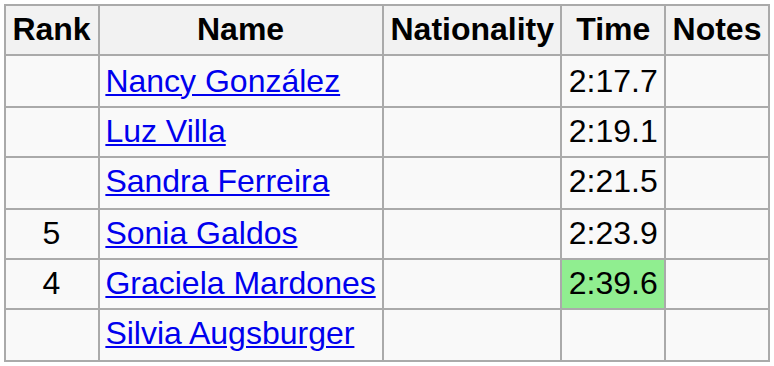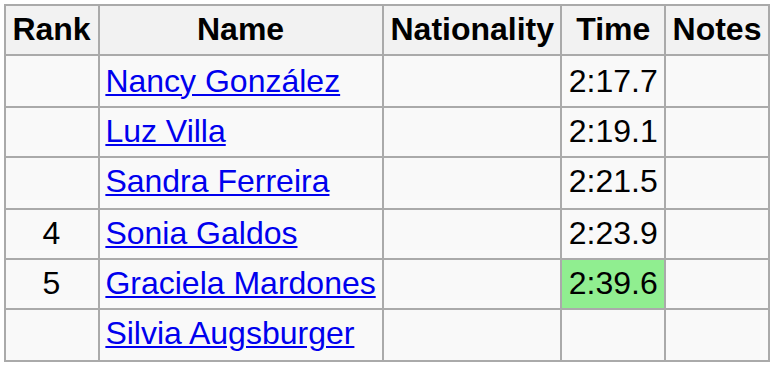(52, 232) 5 -> (52, 232) 4
(52, 283) 4 -> (52, 283) 5
